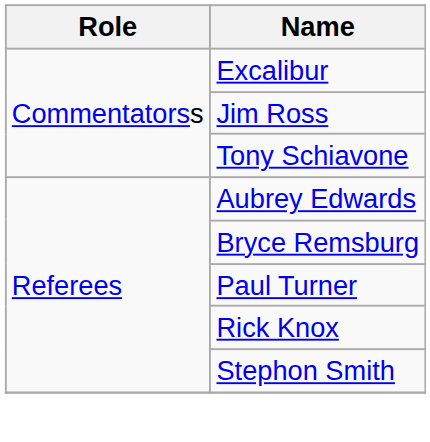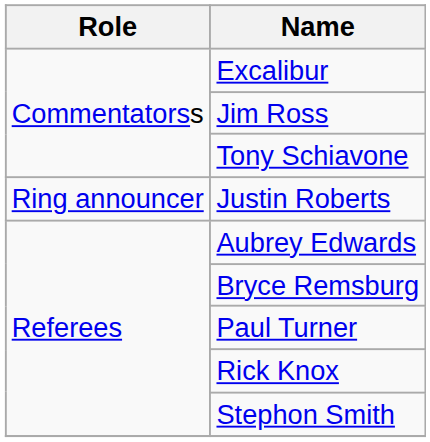+ row: (303, 199)
